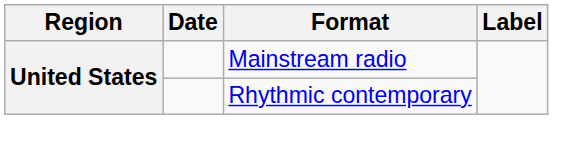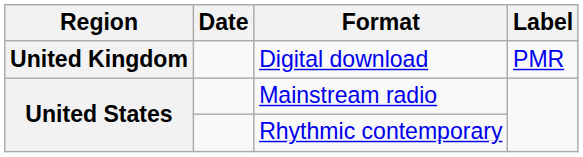+ row: (344, 59)
